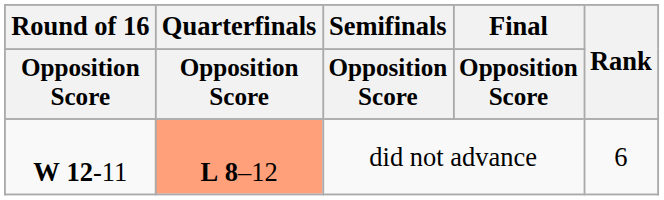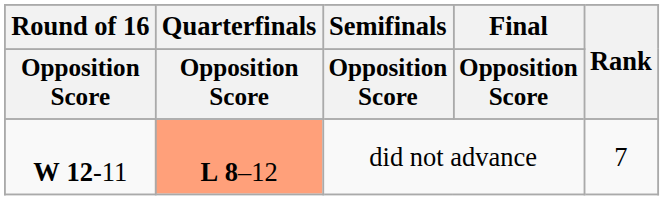(621, 156) 6 -> (621, 156) 7
